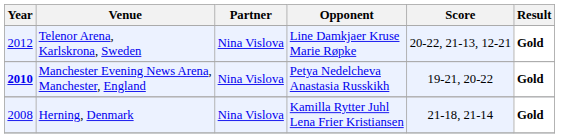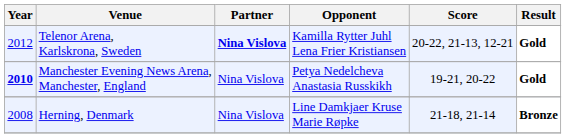(251, 43) normal -> (252, 43) bold
(345, 43) Line Damkjaer Kruse Marie Røpke -> (349, 43) Kamilla Rytter Juhl Lena Frier Kristiansen
(347, 115) Kamilla Rytter Juhl Lena Frier Kristiansen -> (347, 115) Line Damkjaer Kruse Marie Røpke
(530, 115) Gold -> (539, 115) Bronze
